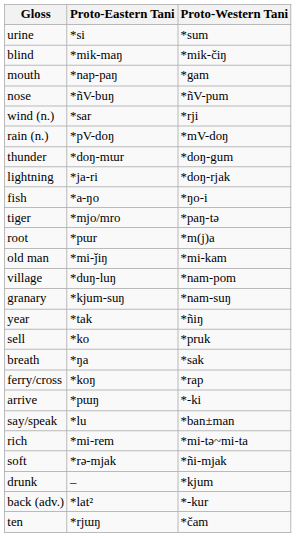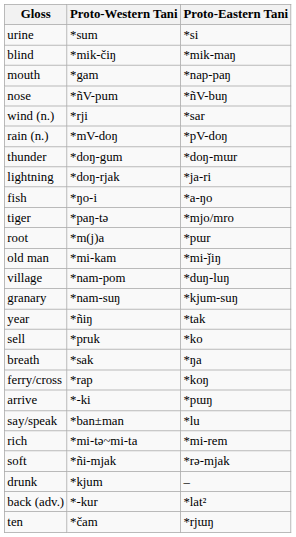columns swapped: (234, 14) <-> (122, 14)
